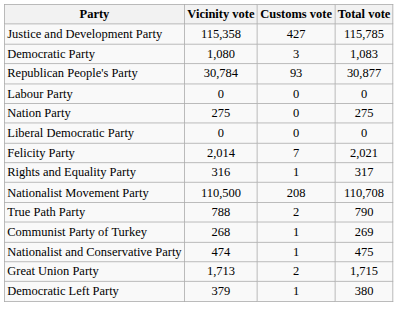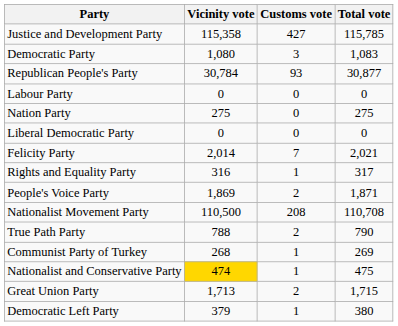+ row: (58, 192)
(221, 251) no background -> (221, 271) gold background
